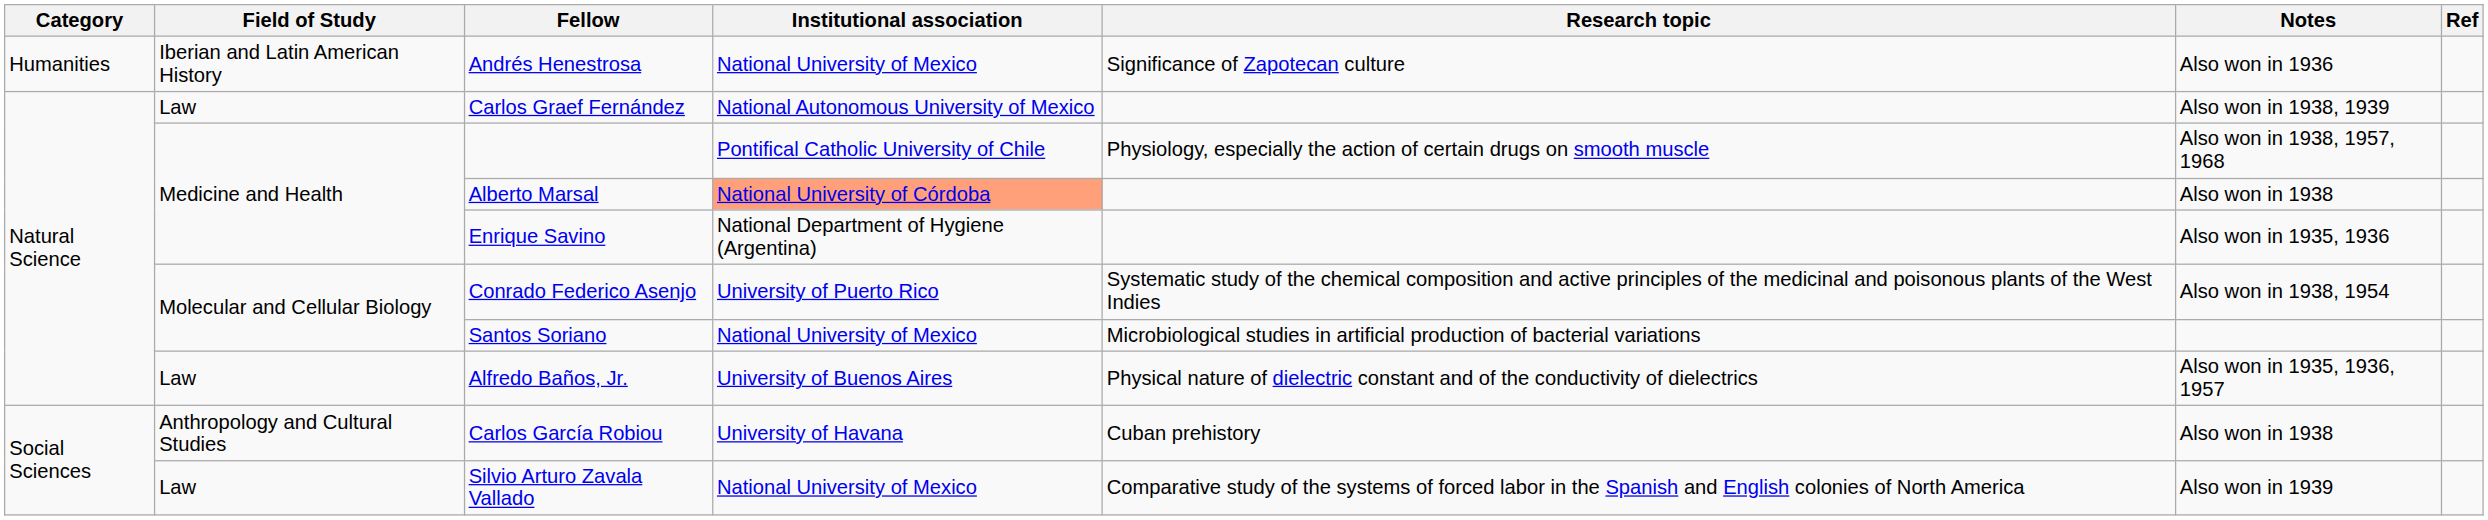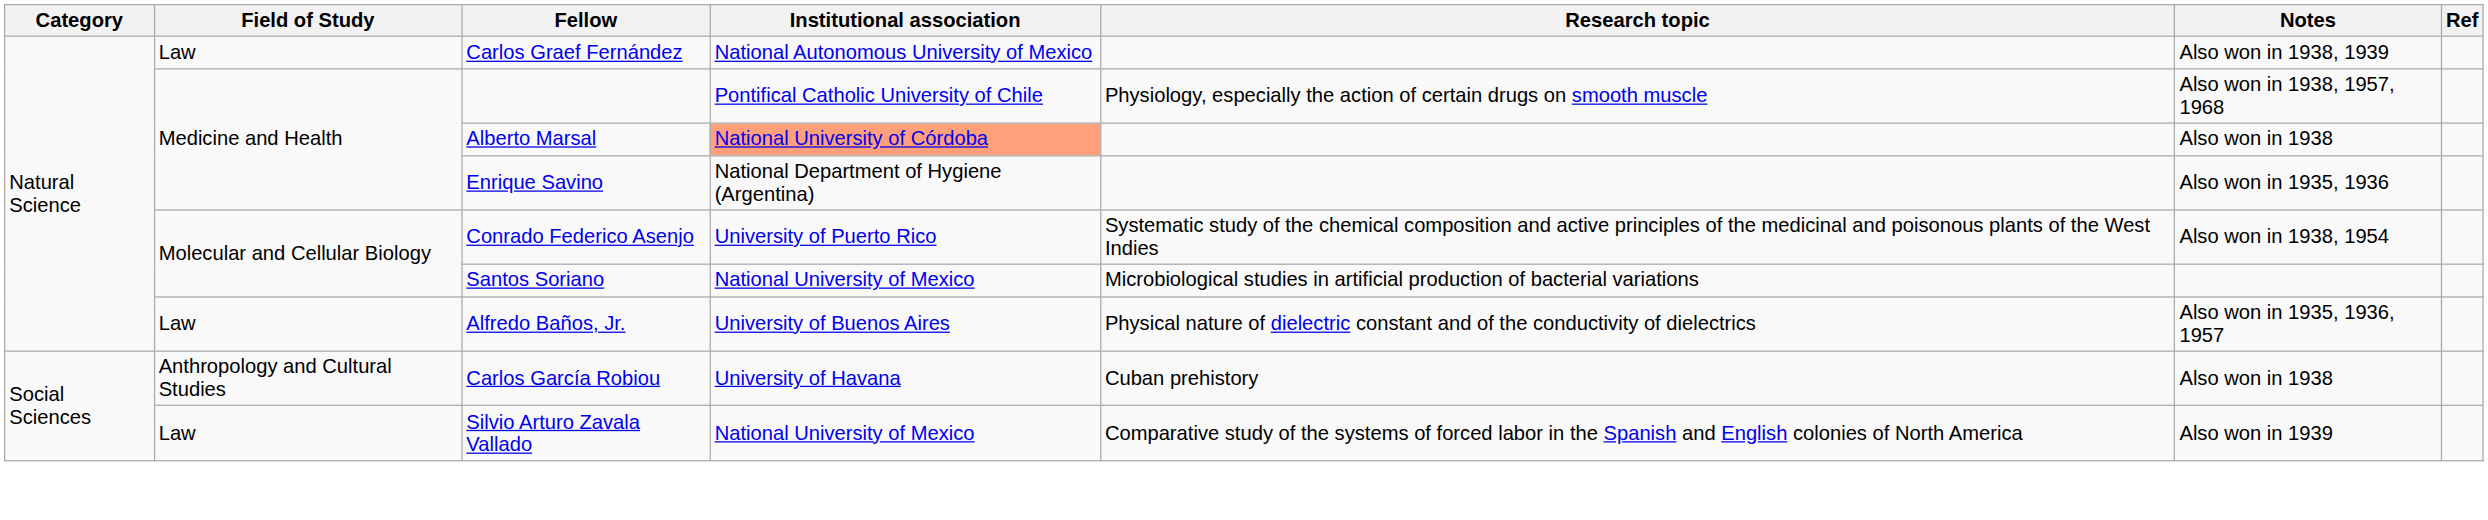- row: (555, 63)
